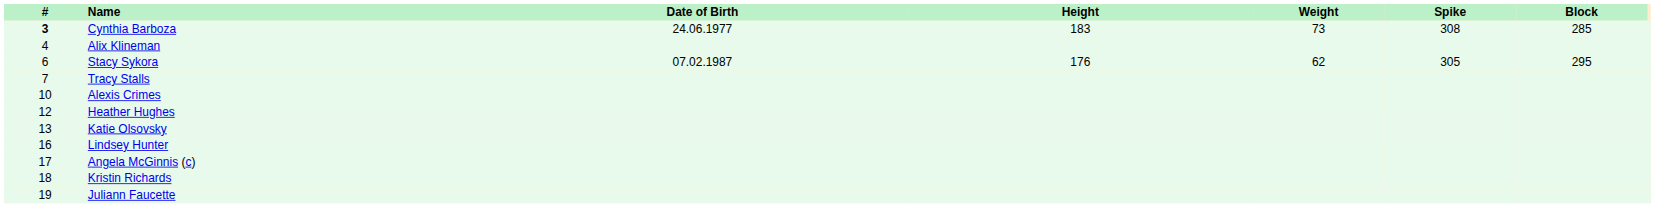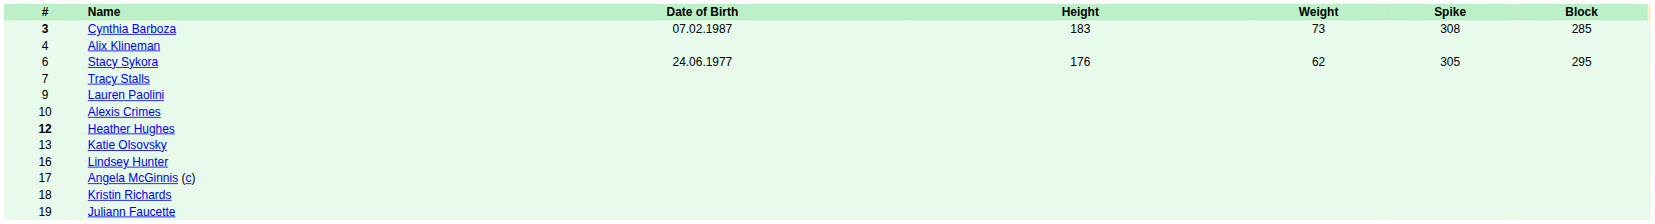(702, 29) 24.06.1977 -> (702, 29) 07.02.1987
(702, 62) 07.02.1987 -> (702, 62) 24.06.1977
+ row: (126, 95)
(45, 112) normal -> (45, 128) bold
